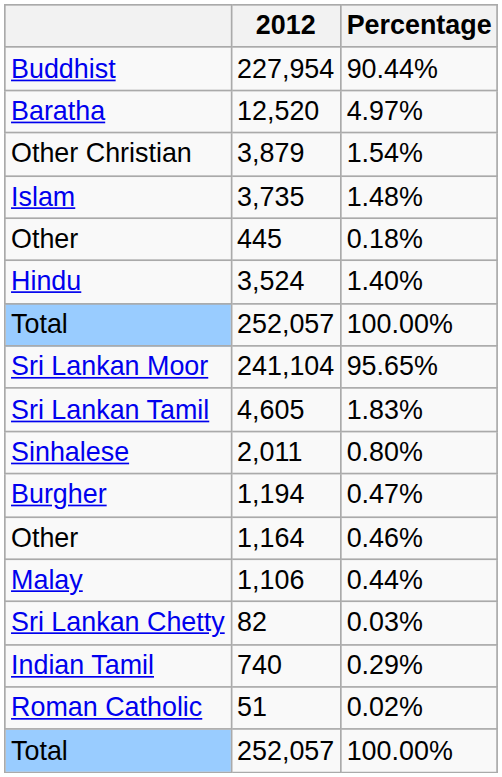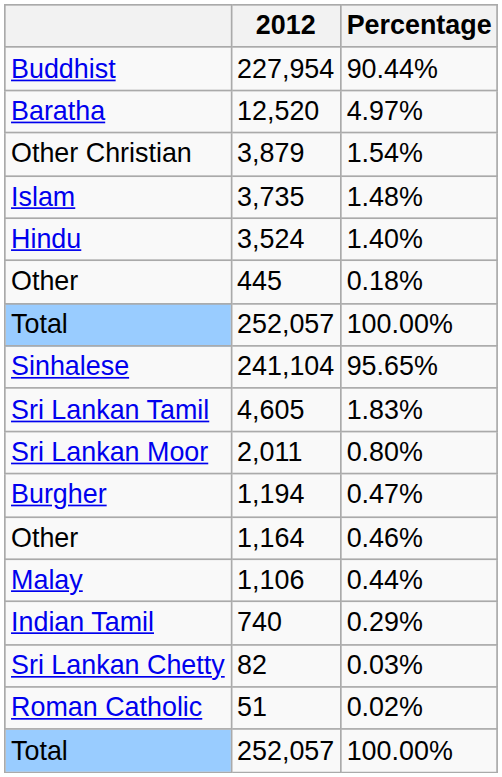rows swapped: (271, 281) <-> (260, 238)
(110, 366) Sri Lankan Moor -> (70, 366) Sinhalese
(70, 452) Sinhalese -> (110, 452) Sri Lankan Moor
rows swapped: (260, 665) <-> (252, 622)
